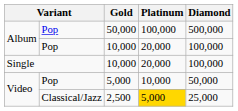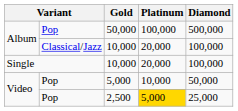(50, 47) Pop -> (72, 47) Classical/Jazz
(72, 98) Classical/Jazz -> (50, 98) Pop
